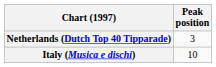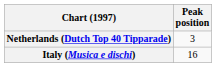(192, 54) 10 -> (192, 54) 16
